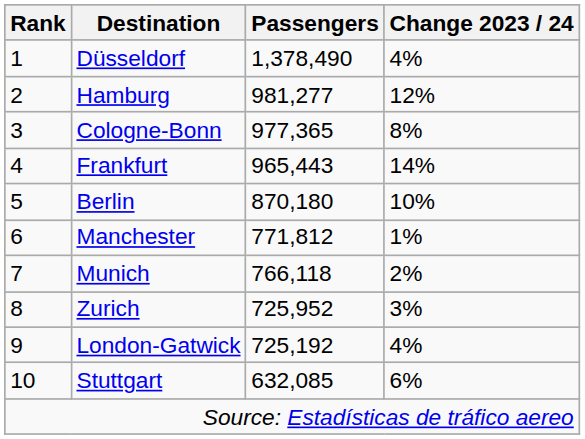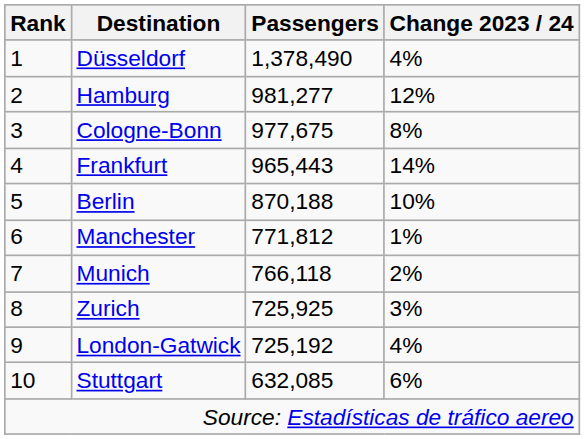(292, 130) 977,365 -> (292, 130) 977,675
(292, 201) 870,180 -> (292, 201) 870,188
(292, 309) 725,952 -> (292, 309) 725,925
